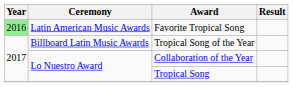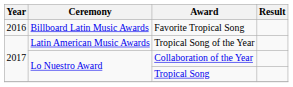(16, 27) lightgreen background -> (16, 27) no background
(90, 27) Latin American Music Awards -> (90, 27) Billboard Latin Music Awards
(90, 43) Billboard Latin Music Awards -> (90, 43) Latin American Music Awards
